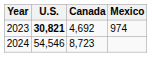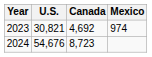(49, 28) bold -> (49, 28) normal
(49, 44) 54,546 -> (49, 44) 54,676
